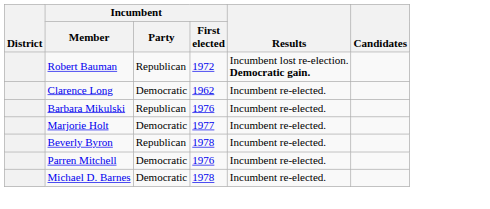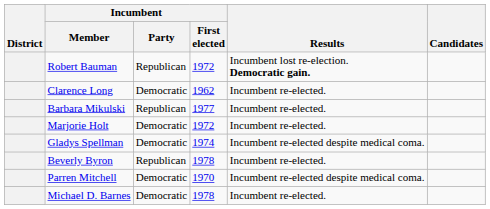(203, 108) 1976 -> (203, 108) 1977
(203, 125) 1977 -> (203, 125) 1972
+ row: (85, 143)
(203, 160) 1976 -> (203, 178) 1970
(278, 160) Incumbent re-elected. -> (327, 178) Incumbent re-elected despite medical coma.
